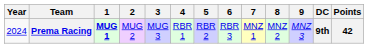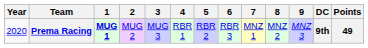(17, 30) 2024 -> (17, 30) 2020
(347, 30) 42 -> (347, 30) 49
